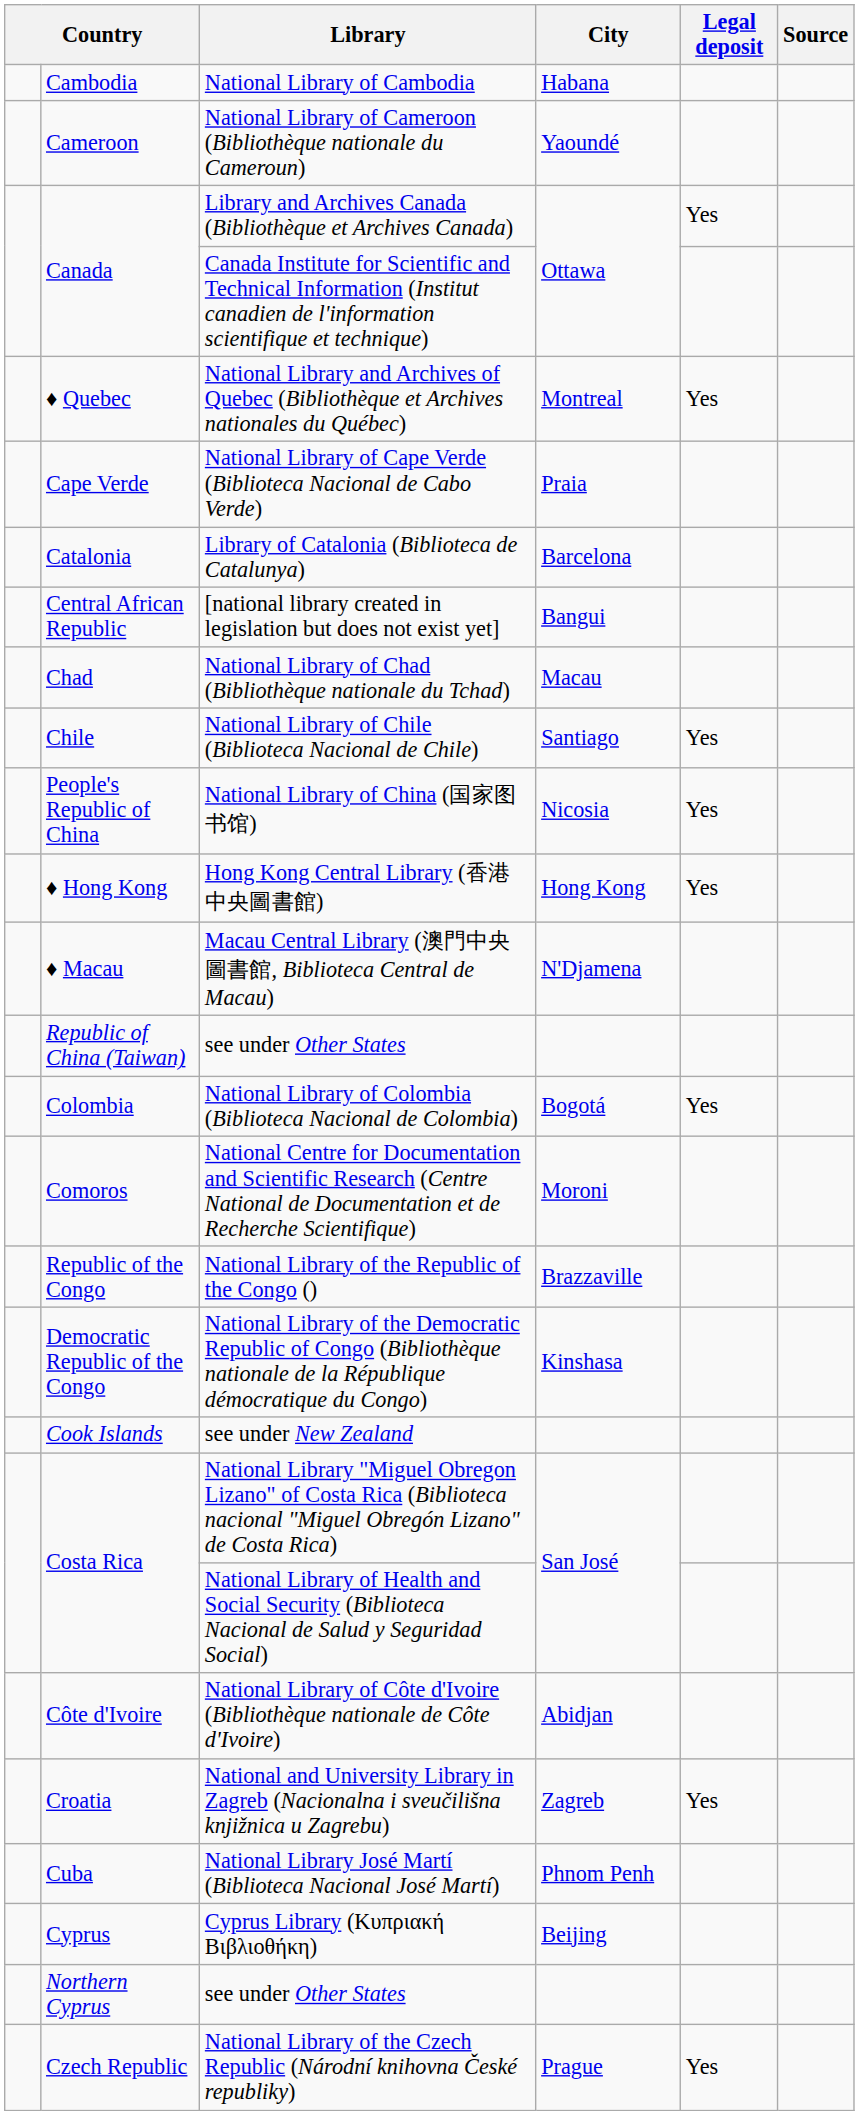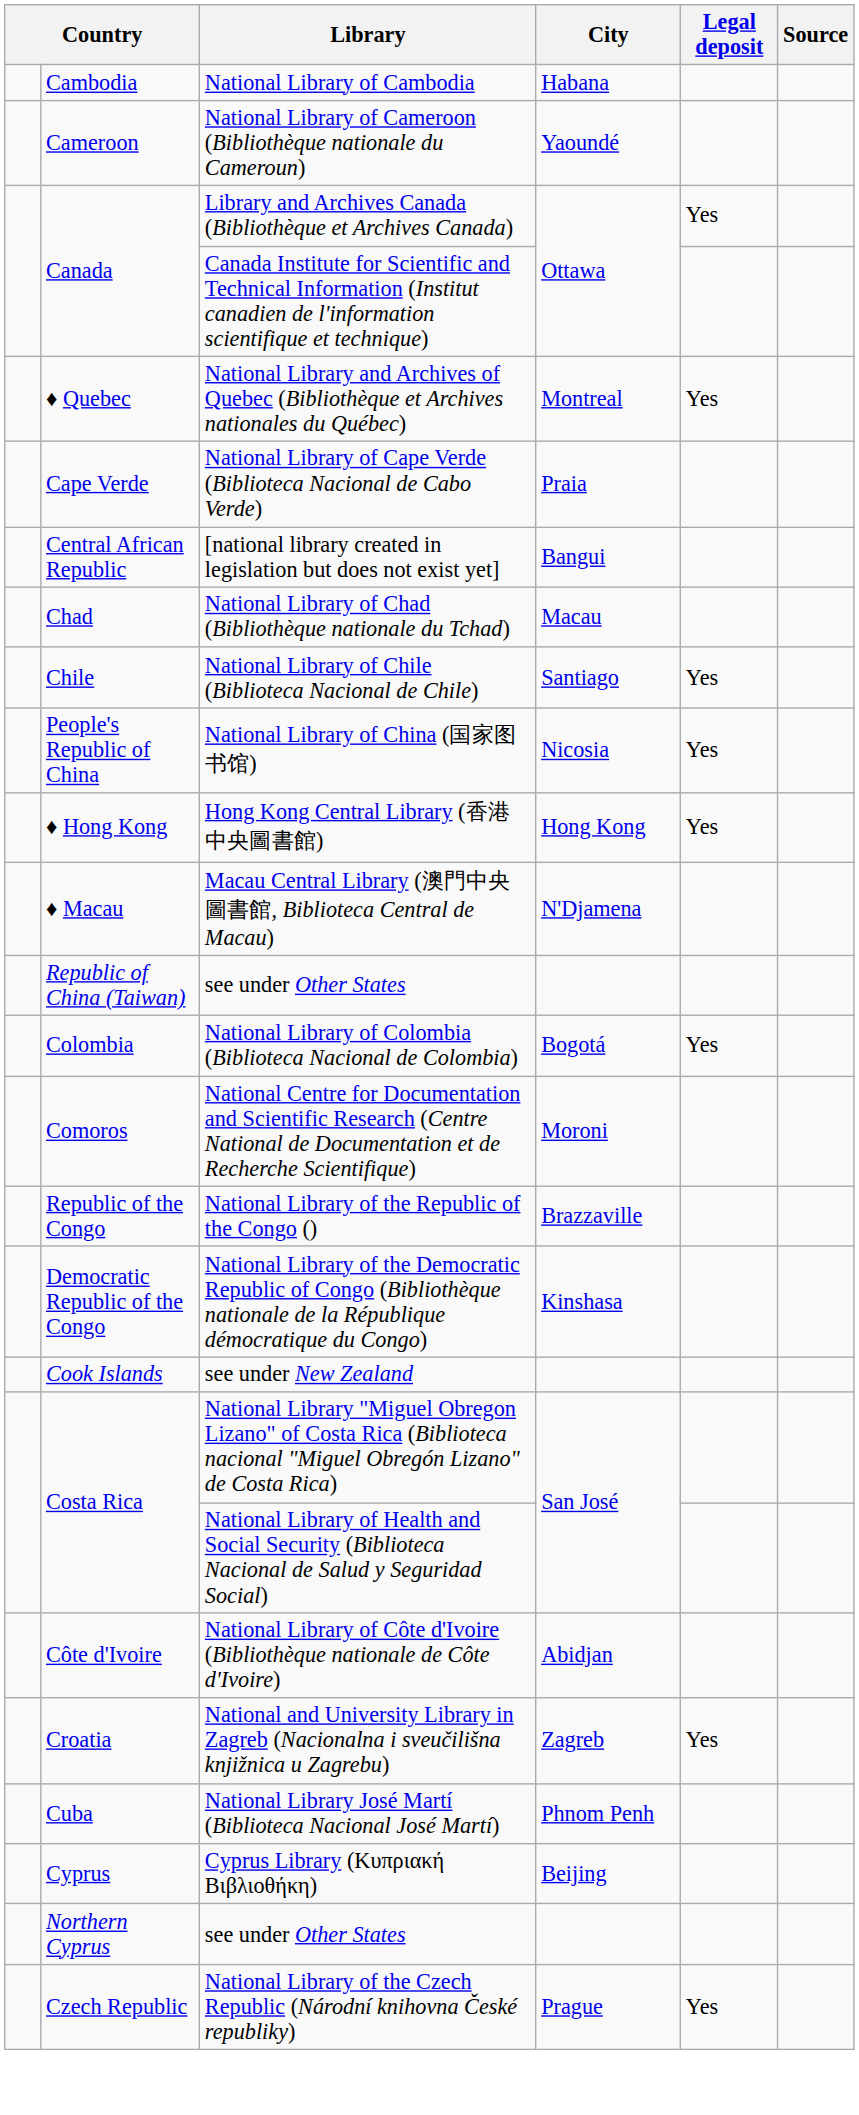- row: (89, 556)
